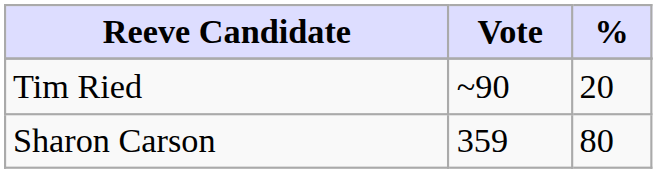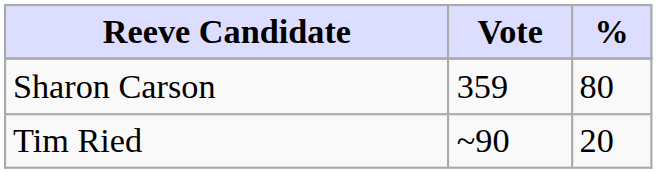rows swapped: (114, 140) <-> (78, 85)
